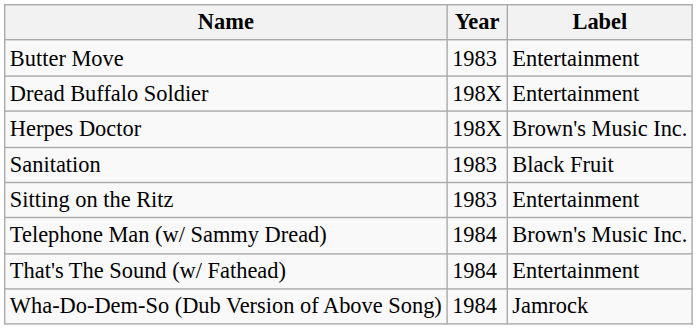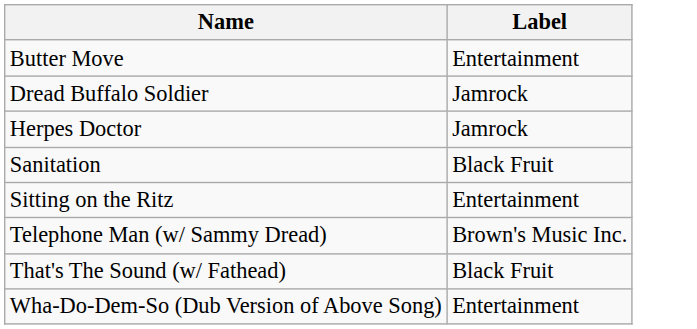- column: (477, 22)
(576, 93) Entertainment -> (490, 93) Jamrock
(600, 128) Brown's Music Inc. -> (490, 128) Jamrock
(576, 270) Entertainment -> (503, 270) Black Fruit
(550, 306) Jamrock -> (516, 306) Entertainment
